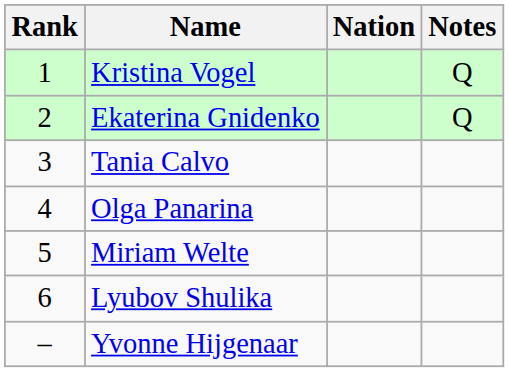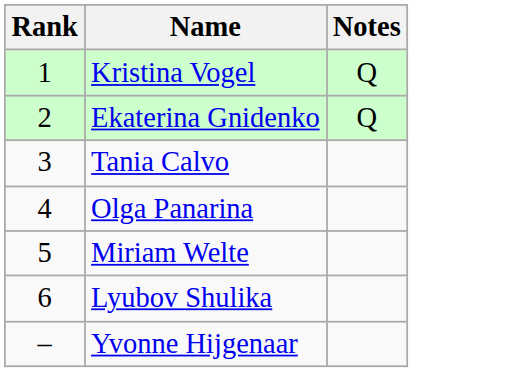- column: (374, 27)
